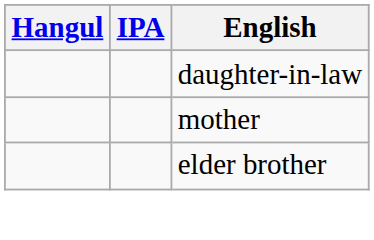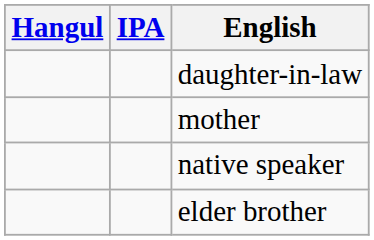+ row: (261, 165)
